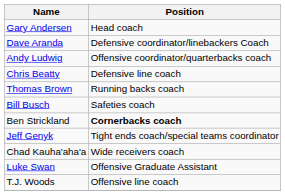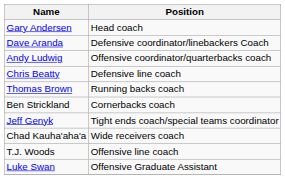- row: (28, 105)
(136, 120) bold -> (133, 105) normal
rows swapped: (31, 182) <-> (31, 167)
